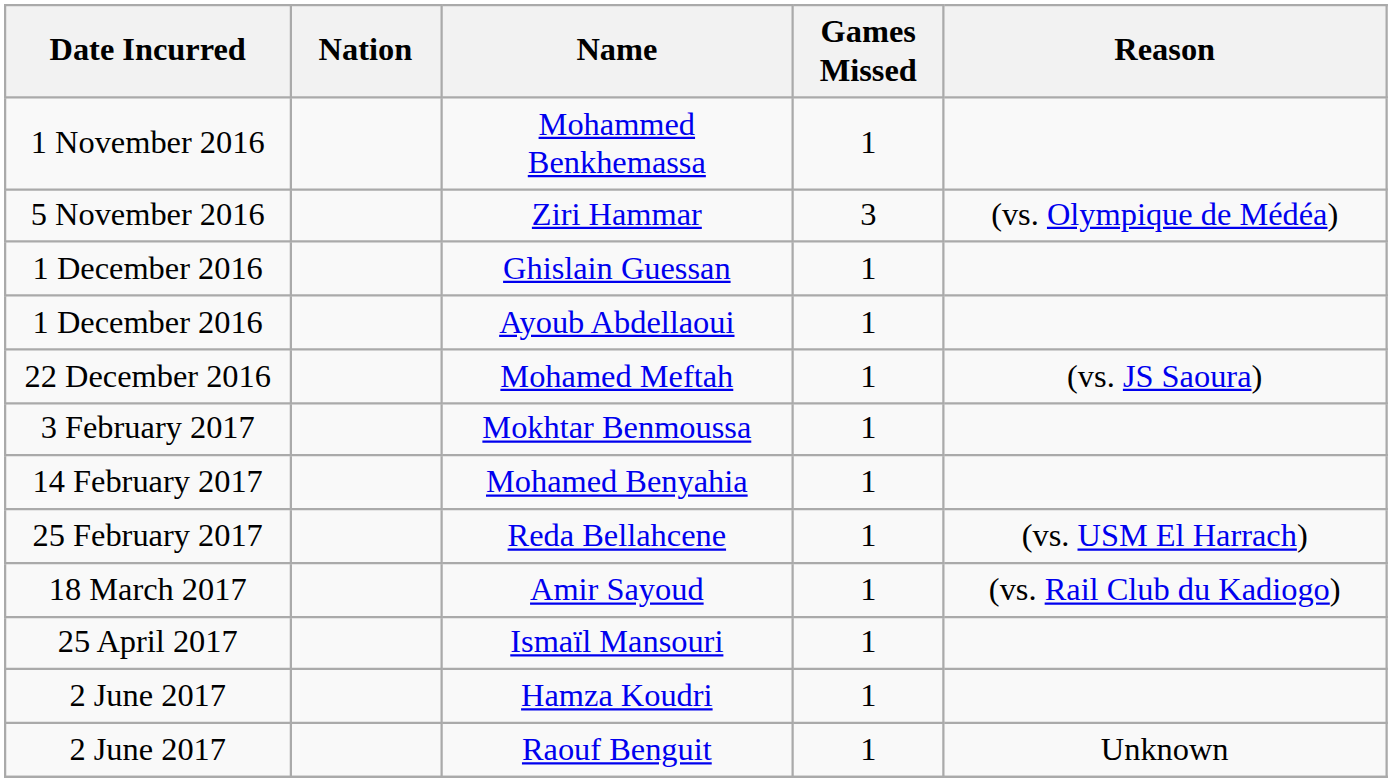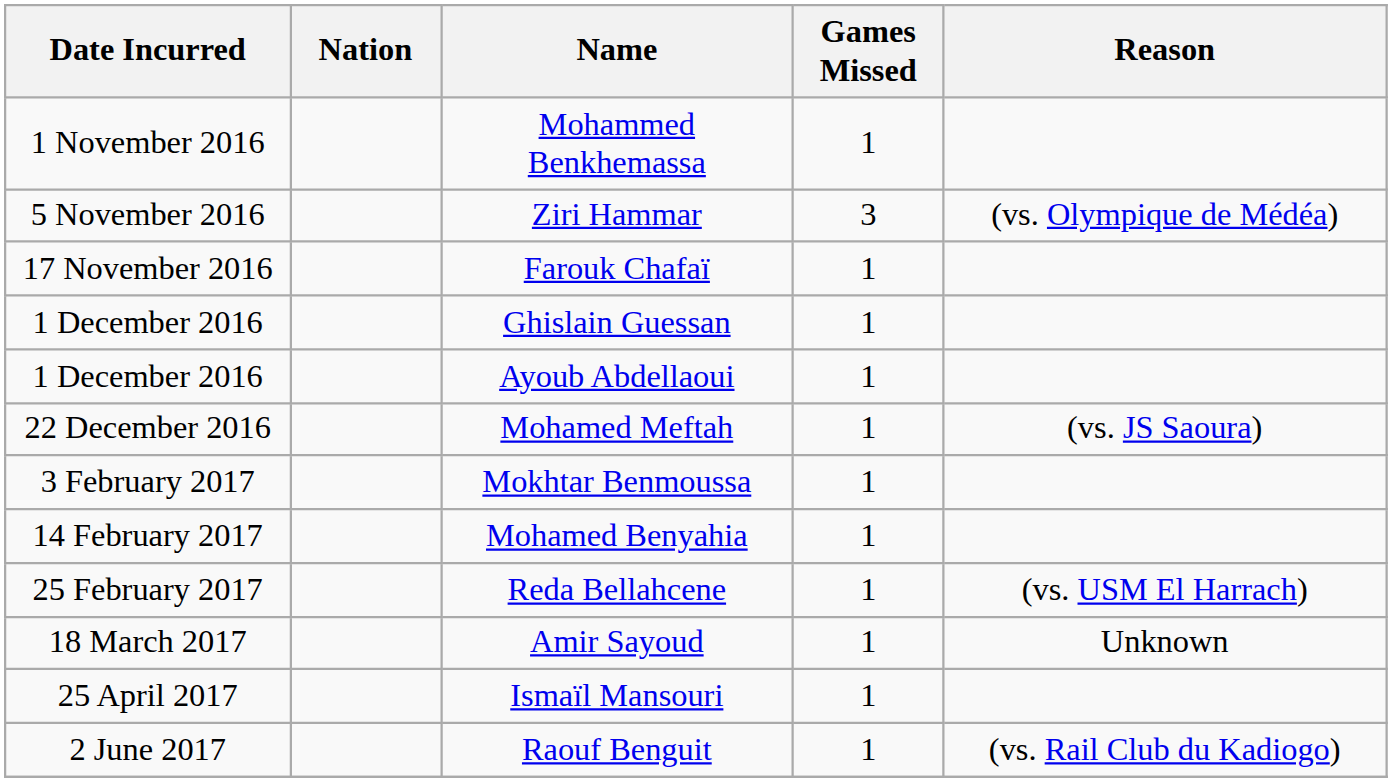+ row: (617, 268)
(1165, 589) (vs. Rail Club du Kadiogo) -> (1165, 642) Unknown
- row: (617, 695)
(1165, 749) Unknown -> (1165, 749) (vs. Rail Club du Kadiogo)
